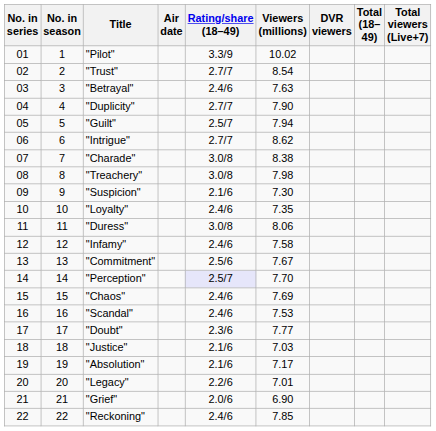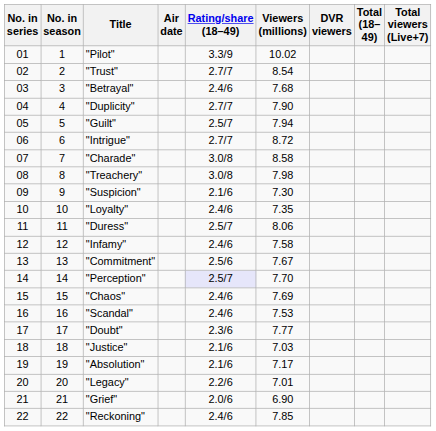(283, 89) 7.63 -> (283, 89) 7.68
(283, 141) 8.62 -> (283, 141) 8.72
(283, 158) 8.38 -> (283, 158) 8.58
(221, 227) 3.0/8 -> (221, 227) 2.5/7
